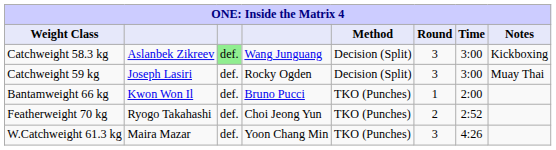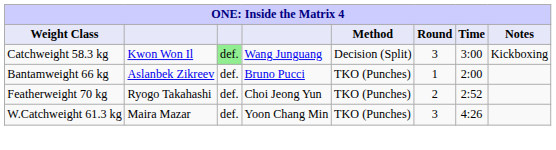(171, 54) Aslanbek Zikreev -> (160, 54) Kwon Won Il
- row: (53, 74)
(160, 94) Kwon Won Il -> (171, 74) Aslanbek Zikreev
